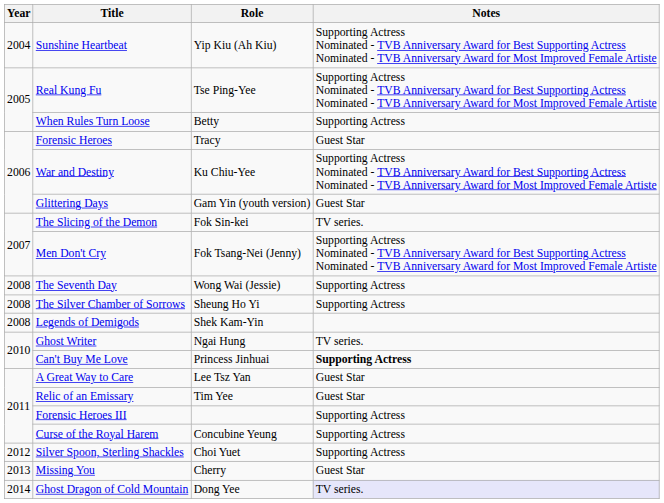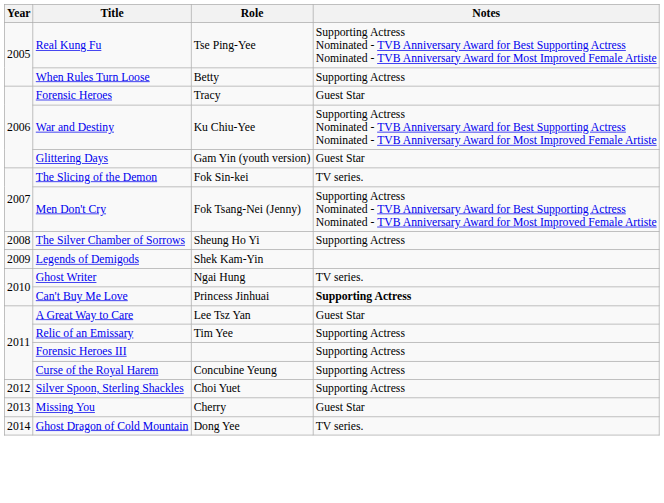- row: (81, 45)
- row: (76, 285)
(19, 322) 2008 -> (19, 259) 2009
(340, 396) Guest Star -> (360, 333) Supporting Actress
(340, 489) lavender background -> (340, 426) no background
